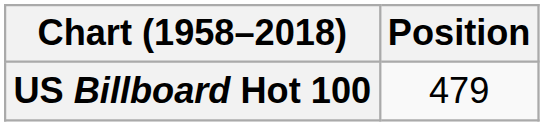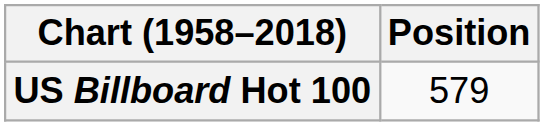(459, 90) 479 -> (459, 90) 579
